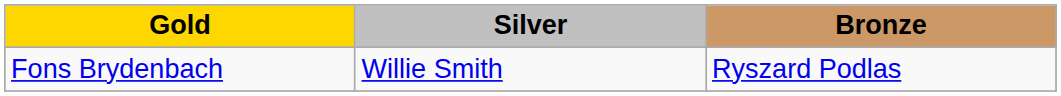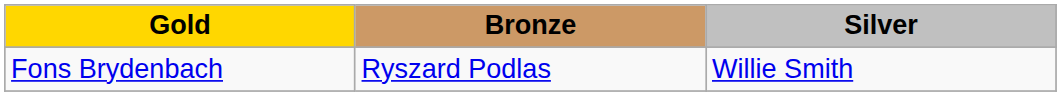columns swapped: (531, 25) <-> (881, 25)
